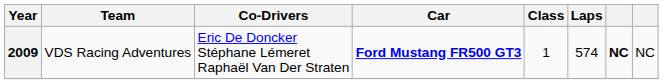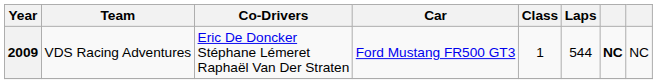(439, 52) bold -> (436, 52) normal
(587, 52) 574 -> (581, 52) 544
